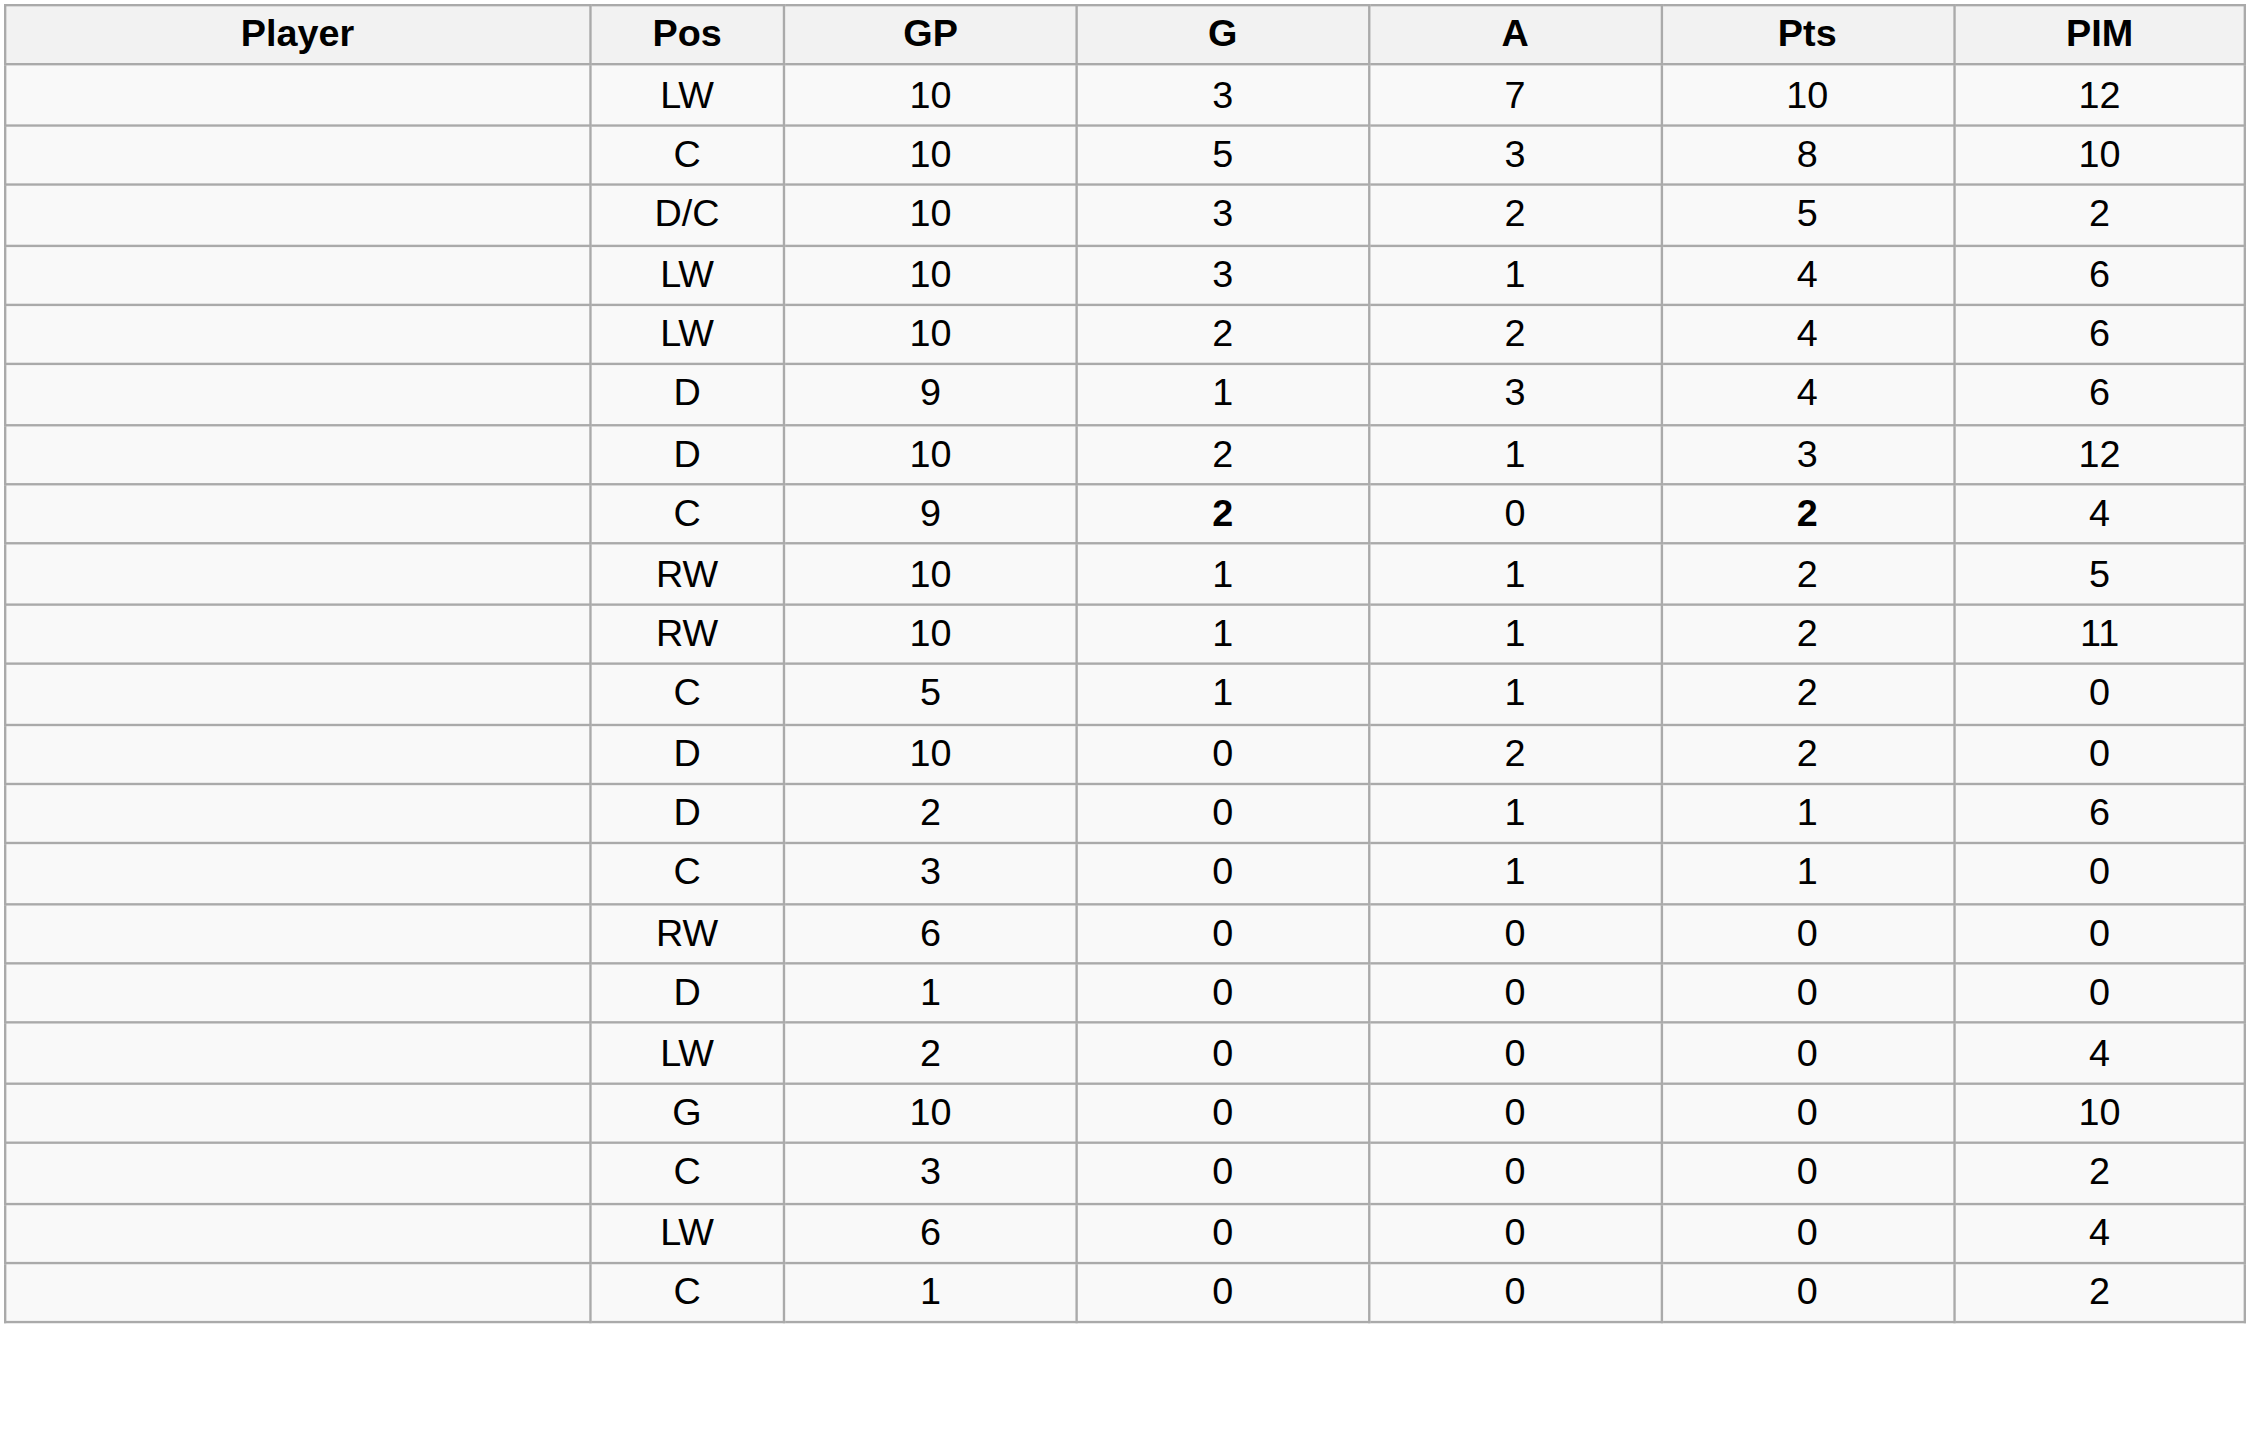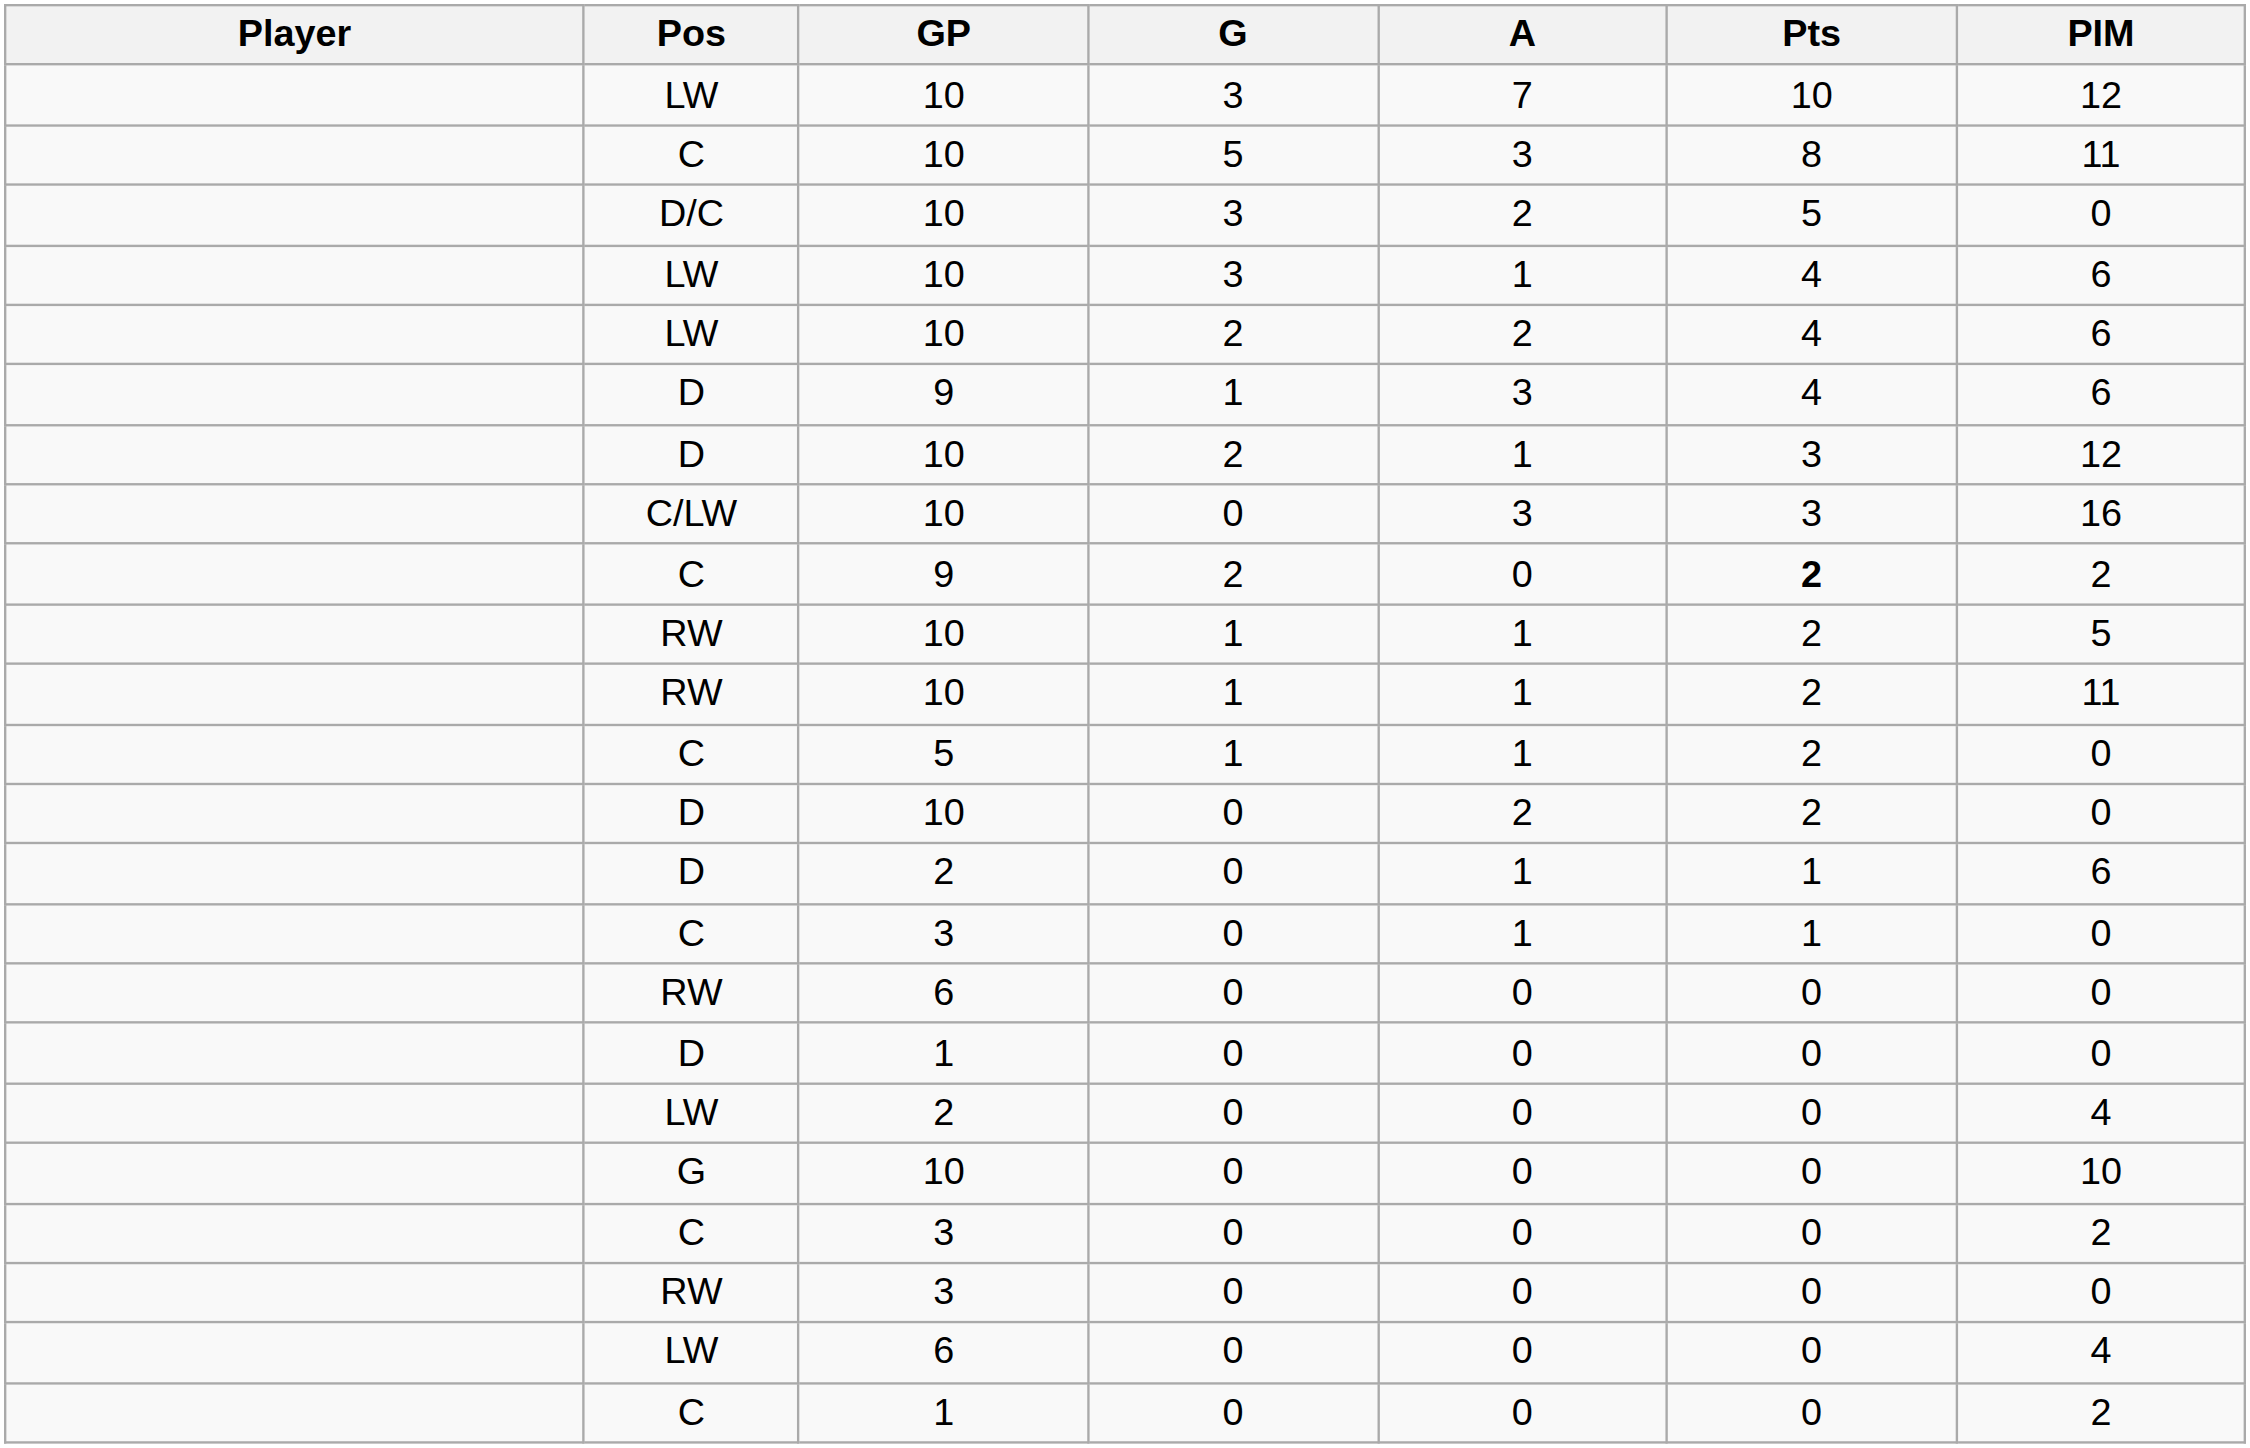(2100, 154) 10 -> (2101, 154) 11
(2100, 214) 2 -> (2101, 214) 0
+ row: (691, 513)
(1223, 513) bold -> (1233, 573) normal
(2100, 513) 4 -> (2101, 573) 2
+ row: (691, 1292)
